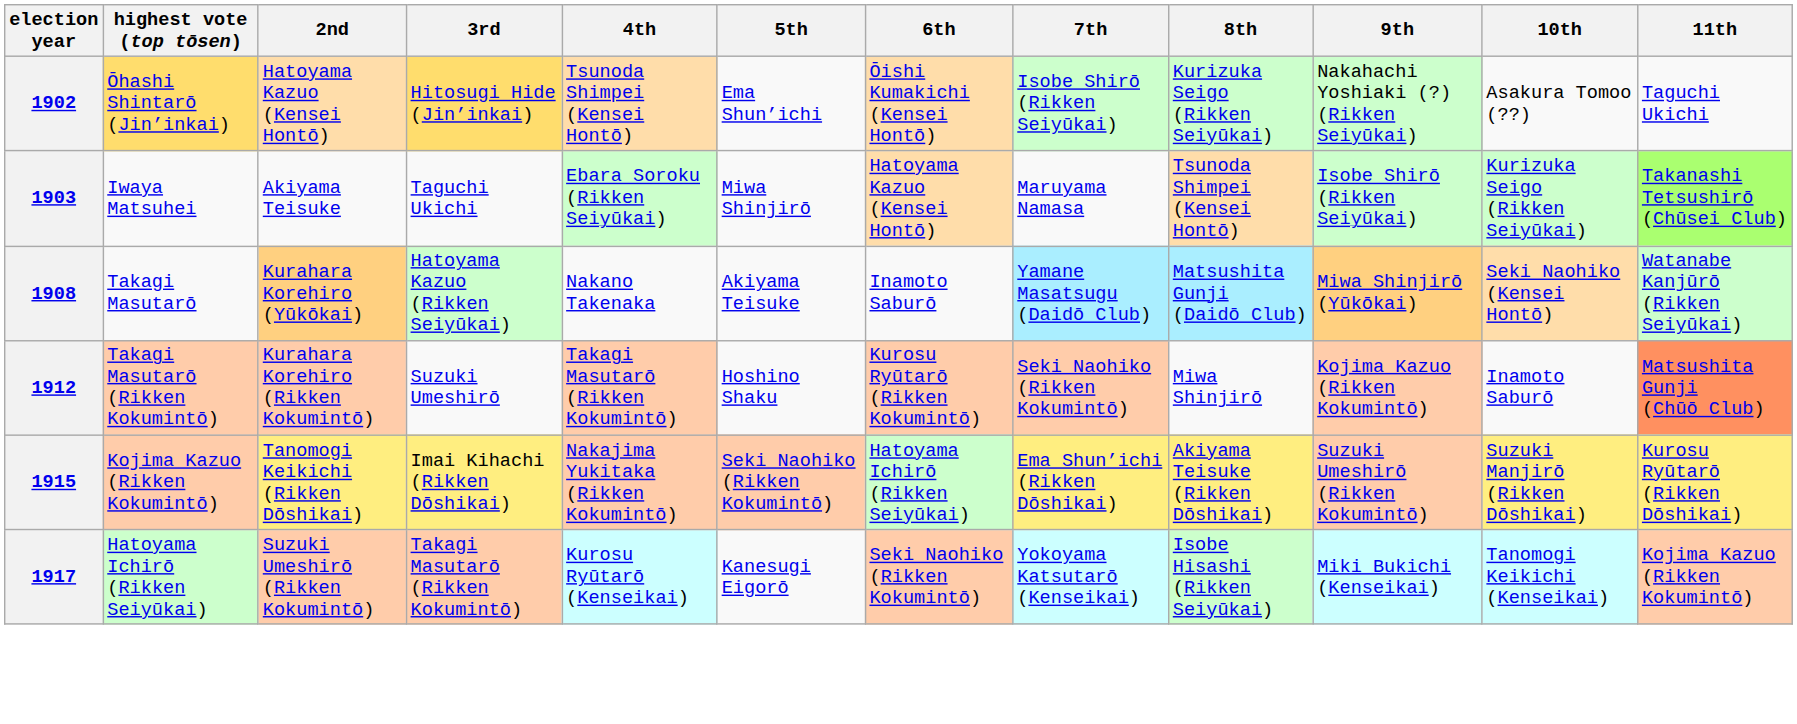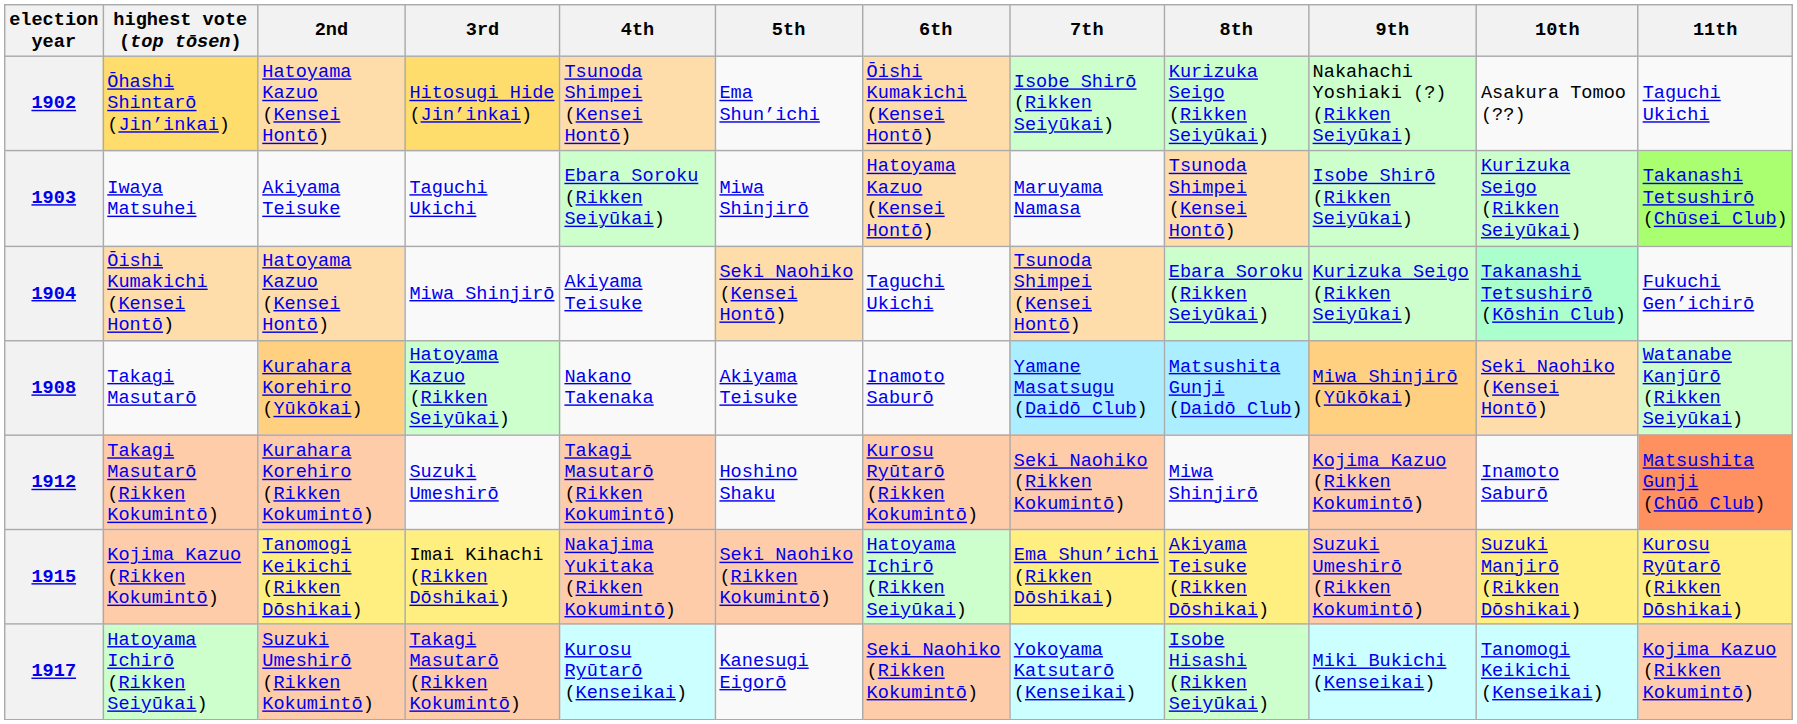+ row: (54, 293)
